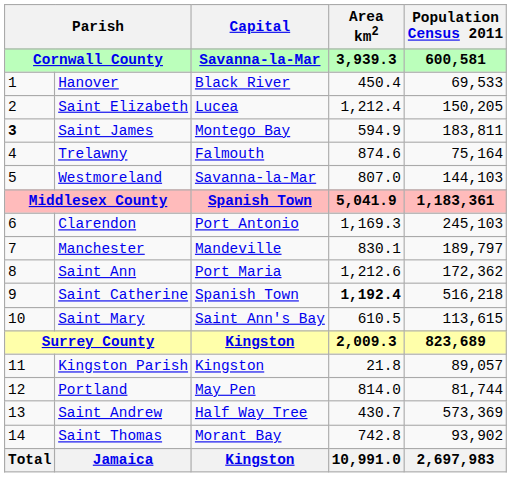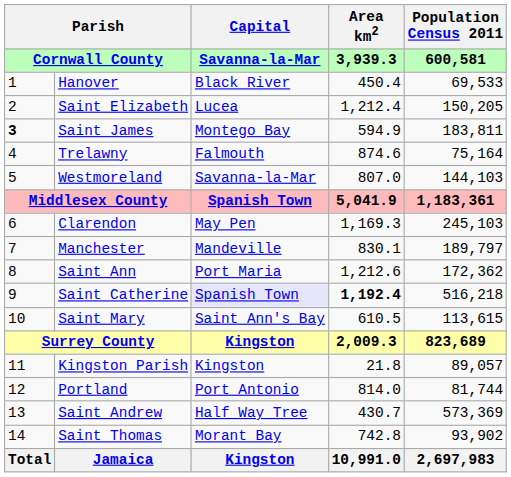(247, 225) Port Antonio -> (225, 225) May Pen
(247, 295) no background -> (247, 295) lavender background
(225, 389) May Pen -> (247, 389) Port Antonio
